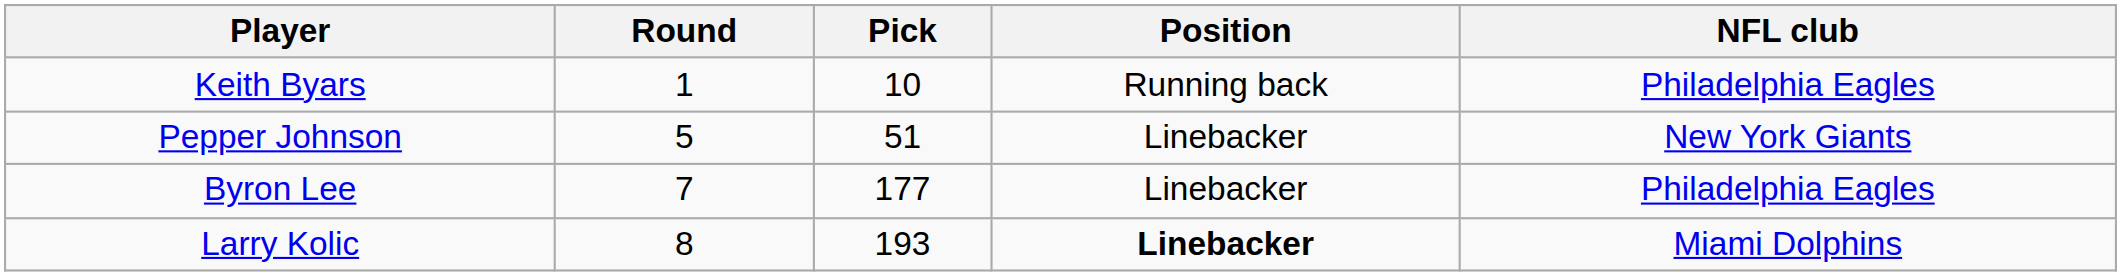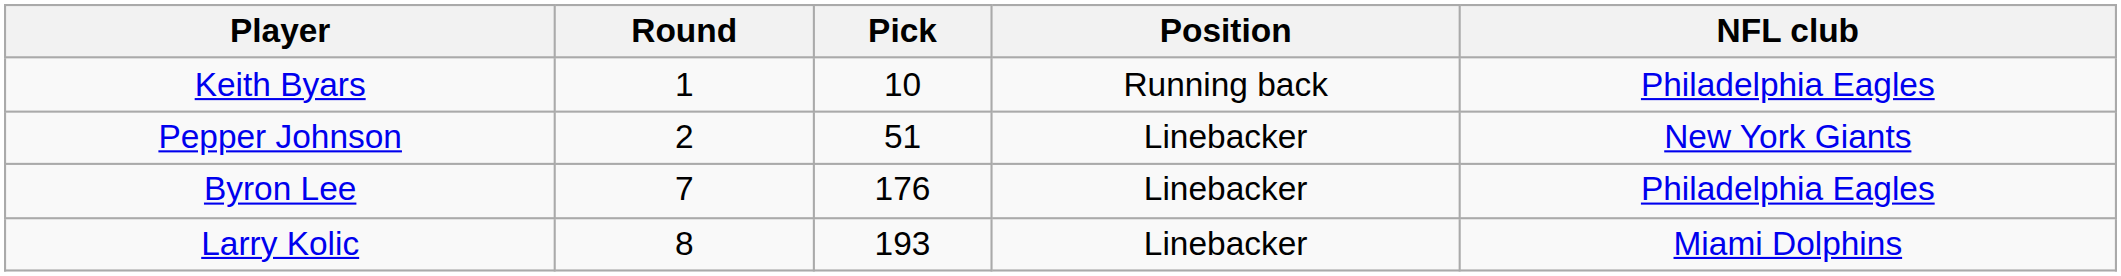(684, 137) 5 -> (684, 137) 2
(903, 190) 177 -> (903, 190) 176
(1226, 243) bold -> (1226, 243) normal
